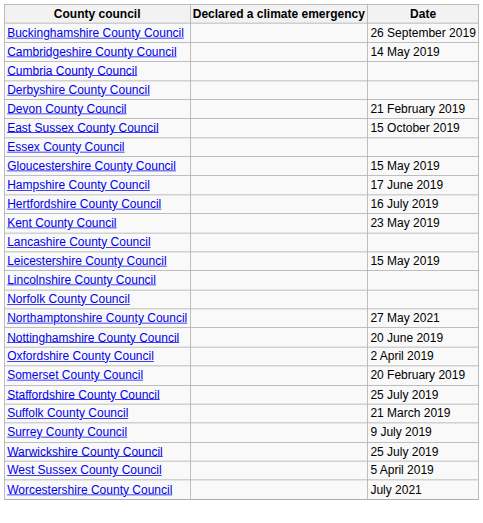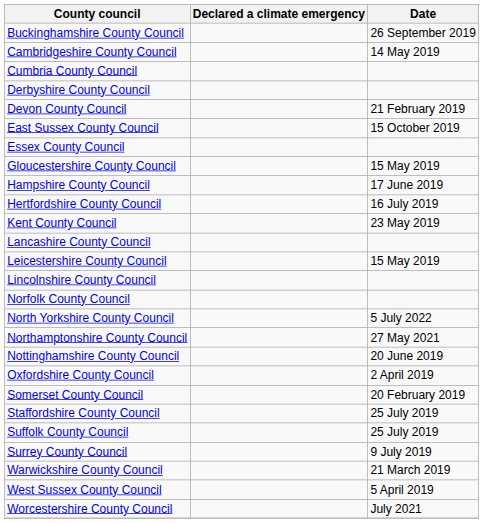+ row: (91, 318)
(410, 413) 21 March 2019 -> (404, 432) 25 July 2019
(404, 451) 25 July 2019 -> (410, 470) 21 March 2019
